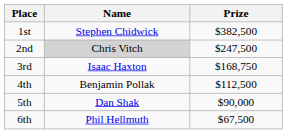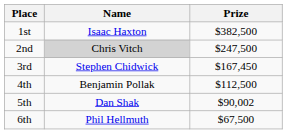(117, 31) Stephen Chidwick -> (117, 31) Isaac Haxton
(117, 66) Isaac Haxton -> (117, 66) Stephen Chidwick
(236, 66) $168,750 -> (236, 66) $167,450
(236, 102) $90,000 -> (236, 102) $90,002
